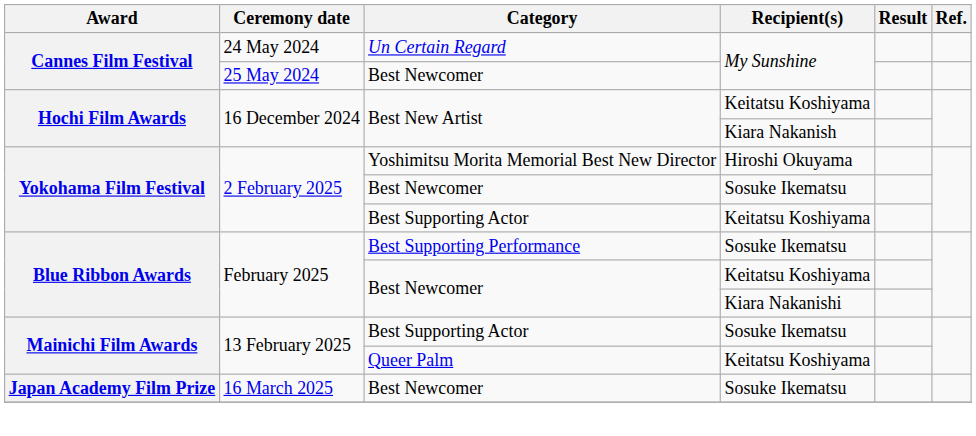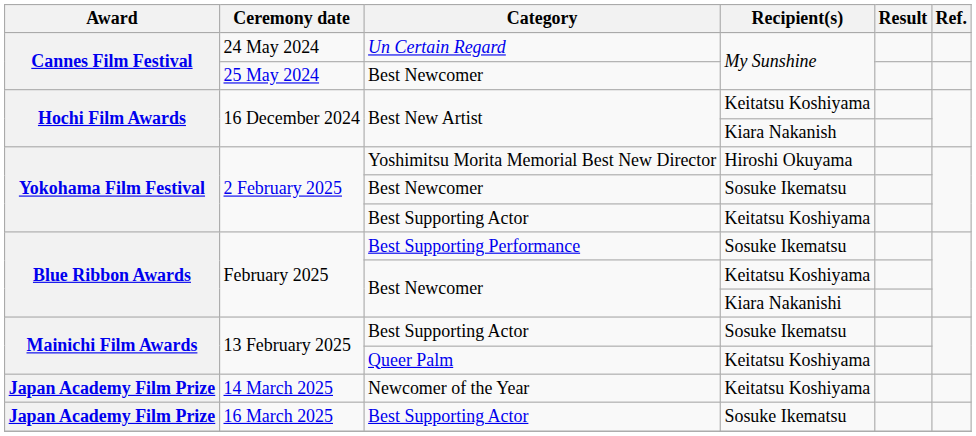+ row: (278, 388)
(426, 388) Best Newcomer -> (448, 416) Best Supporting Actor
